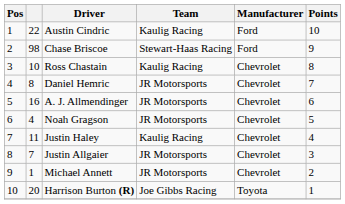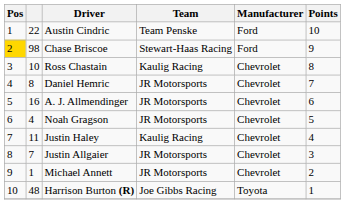(171, 30) Kaulig Racing -> (168, 30) Team Penske
(10, 48) no background -> (10, 48) gold background
(34, 189) 20 -> (34, 189) 48
